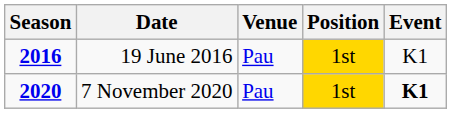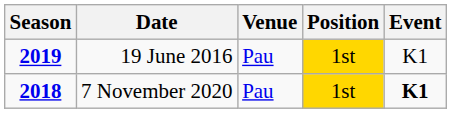(40, 56) 2016 -> (40, 56) 2019
(40, 91) 2020 -> (40, 91) 2018
